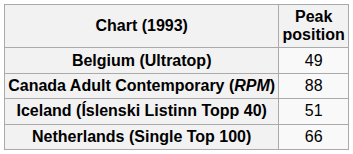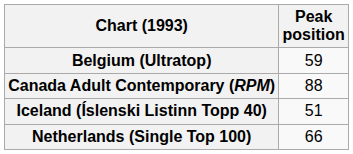(314, 60) 49 -> (314, 60) 59
